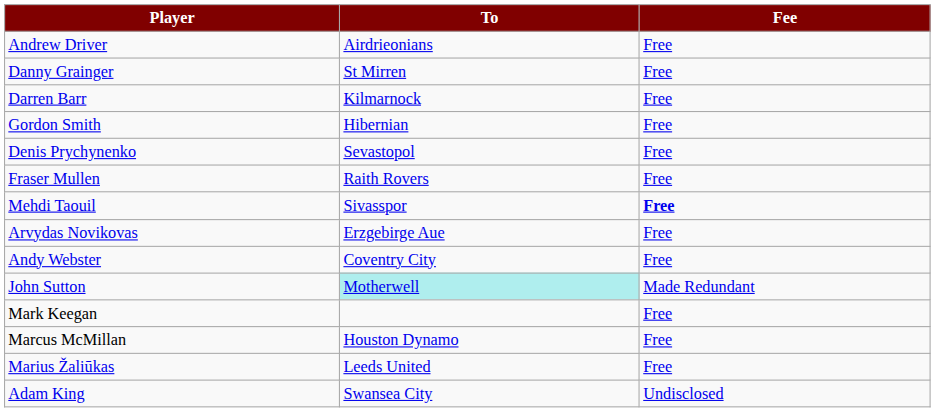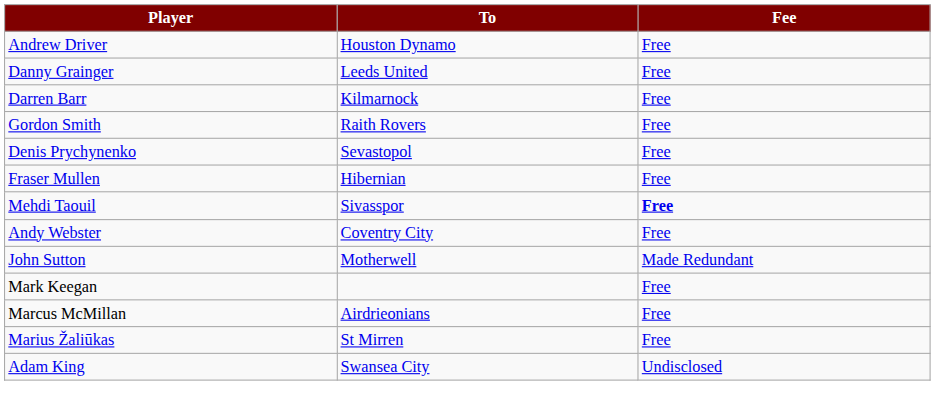(388, 44) Airdrieonians -> (398, 44) Houston Dynamo
(375, 71) St Mirren -> (384, 71) Leeds United
(376, 125) Hibernian -> (383, 125) Raith Rovers
(386, 178) Raith Rovers -> (373, 178) Hibernian
- row: (73, 232)
(381, 286) paleturquoise background -> (378, 259) no background
(401, 339) Houston Dynamo -> (385, 313) Airdrieonians
(387, 366) Leeds United -> (372, 339) St Mirren
